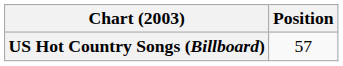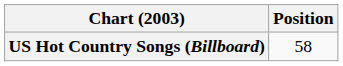(303, 46) 57 -> (303, 46) 58
